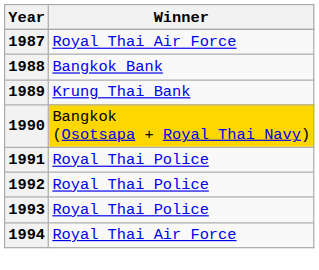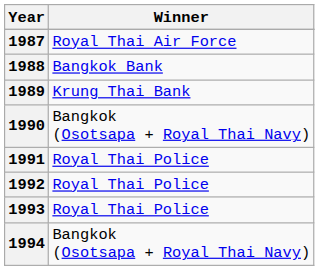(181, 126) gold background -> (181, 126) no background
(144, 235) Royal Thai Air Force -> (181, 244) Bangkok (Osotsapa + Royal Thai Navy)
